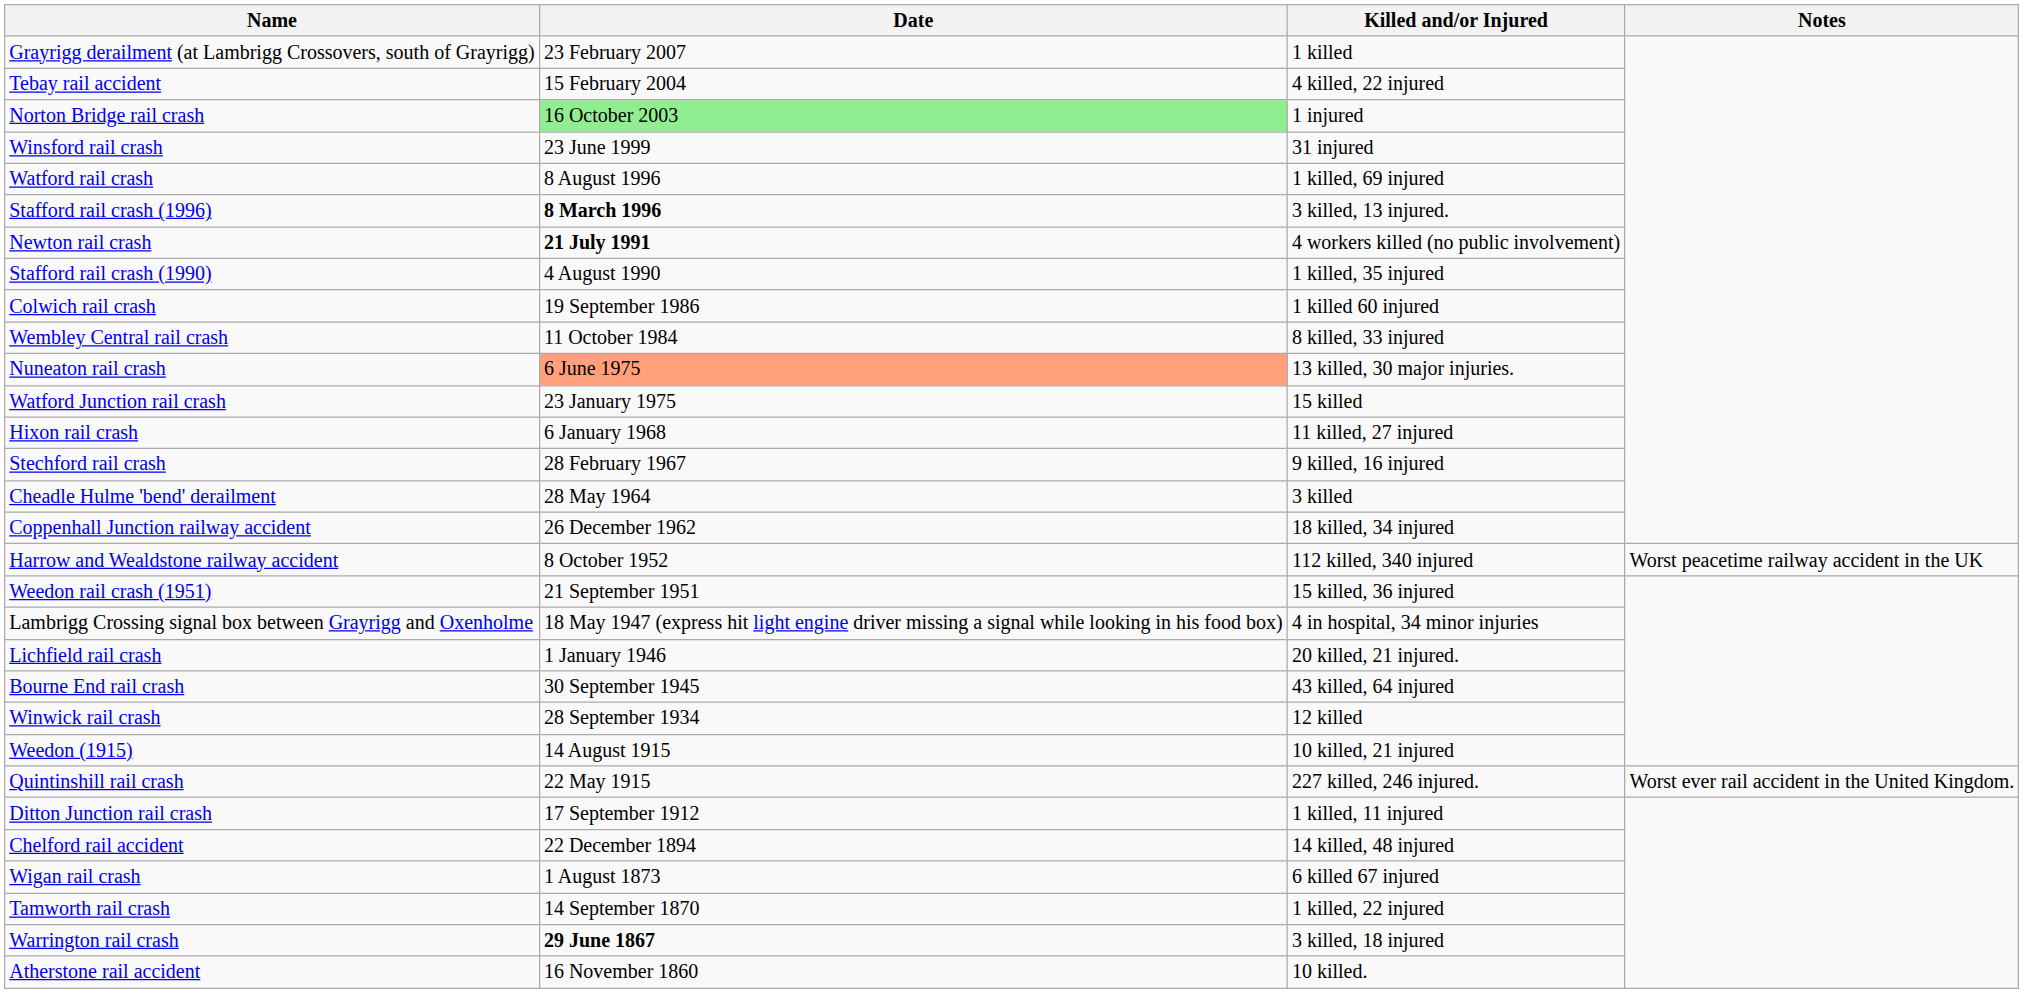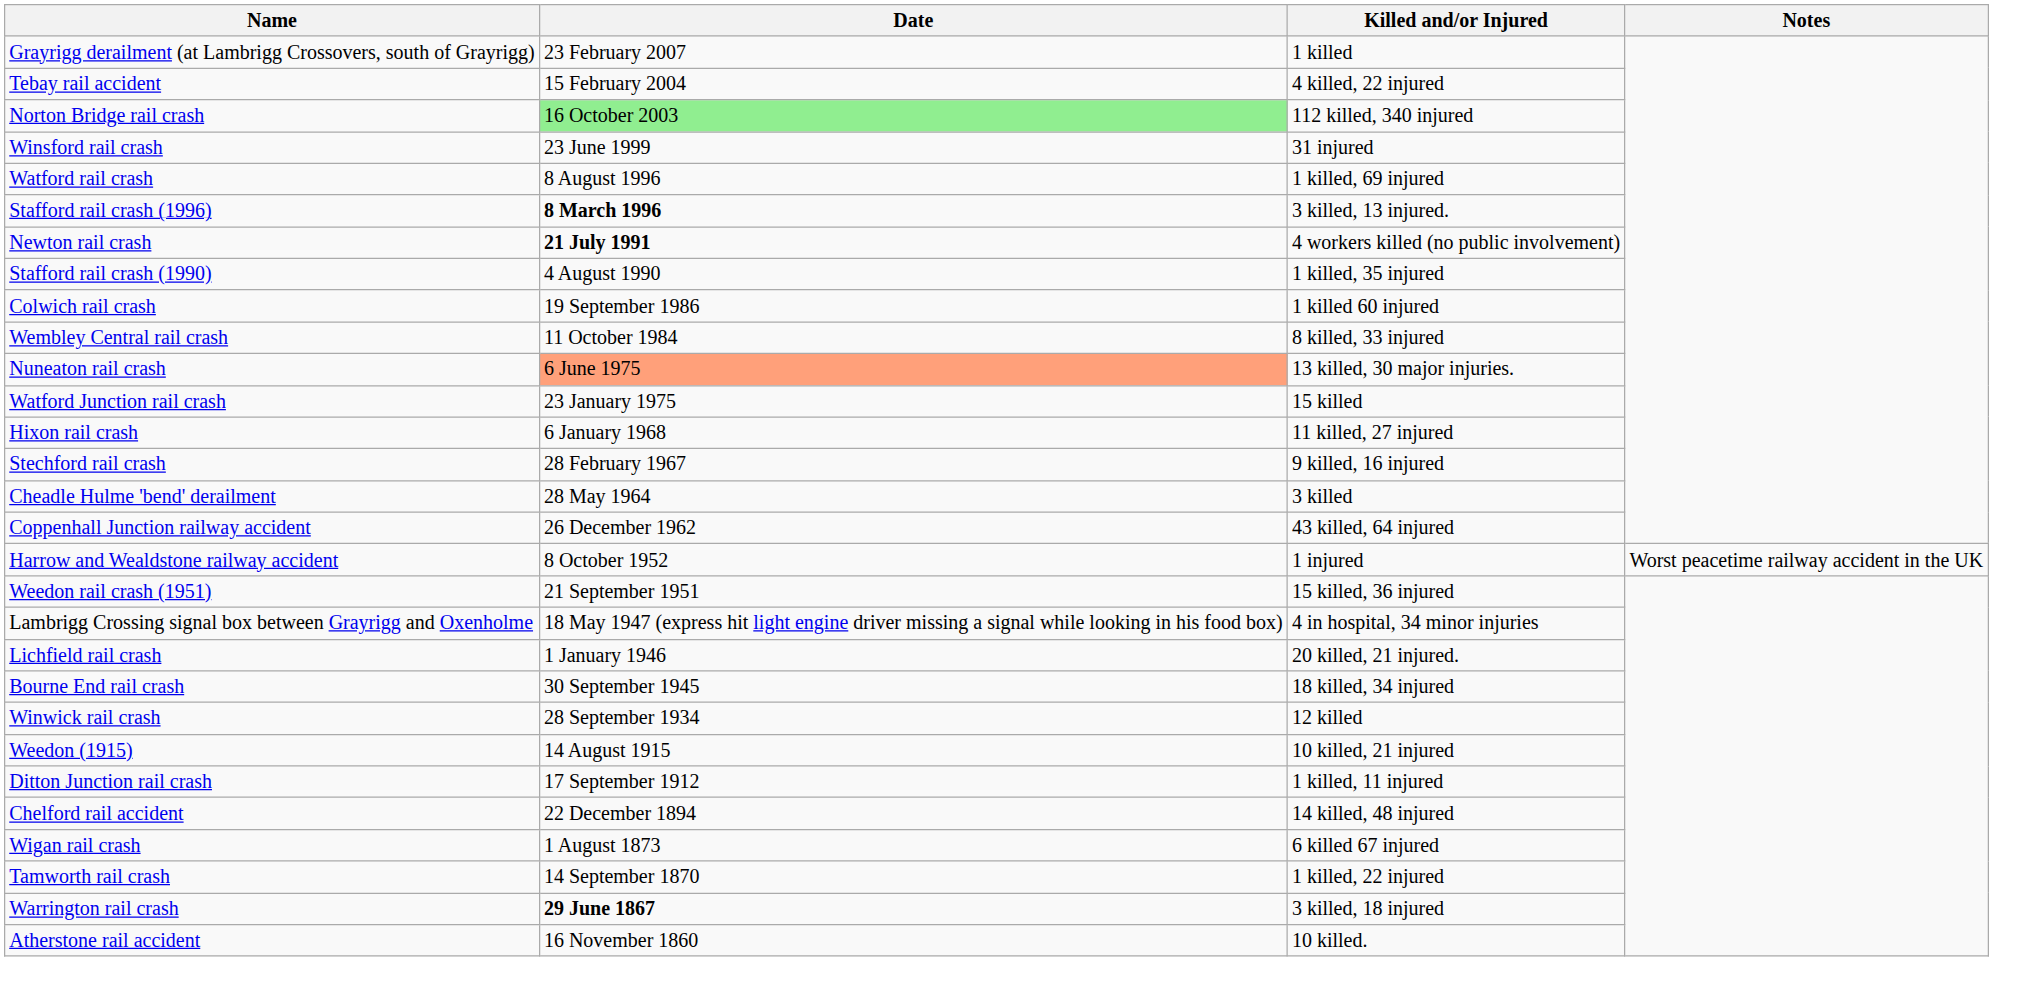(1328, 115) 1 injured -> (1383, 115) 112 killed, 340 injured
(1373, 527) 18 killed, 34 injured -> (1373, 527) 43 killed, 64 injured
(1383, 559) 112 killed, 340 injured -> (1328, 559) 1 injured
(1373, 686) 43 killed, 64 injured -> (1373, 686) 18 killed, 34 injured
- row: (96, 781)
